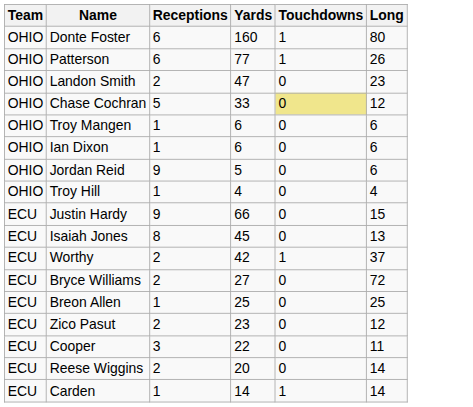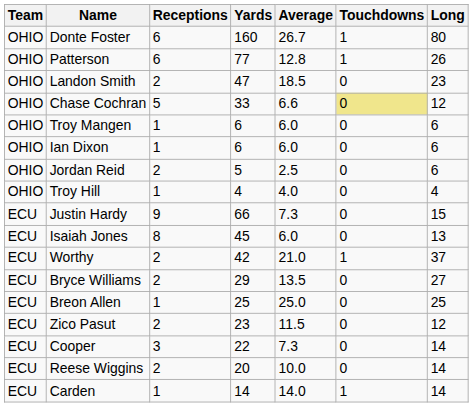+ column: (306, 15)
(157, 170) 9 -> (157, 170) 2
(242, 280) 27 -> (242, 280) 29
(378, 280) 72 -> (438, 280) 27
(377, 346) 11 -> (438, 346) 14
